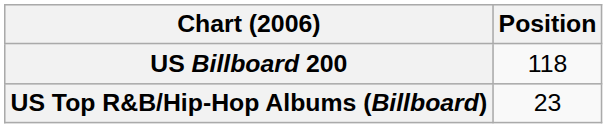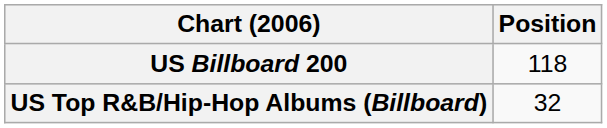(548, 102) 23 -> (548, 102) 32
